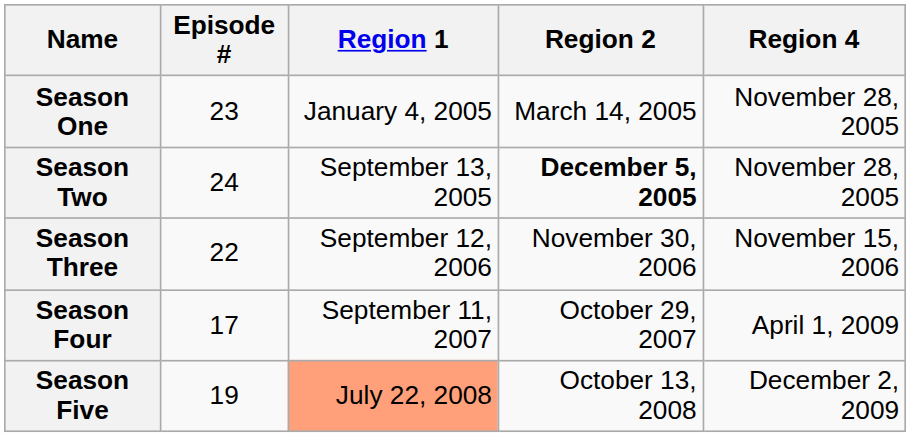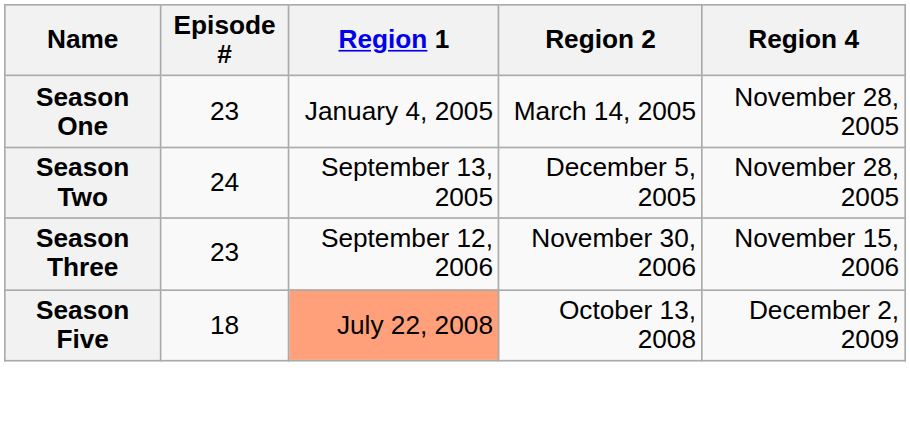(619, 182) bold -> (621, 182) normal
(224, 253) 22 -> (225, 253) 23
- row: (82, 324)
(224, 395) 19 -> (225, 324) 18
